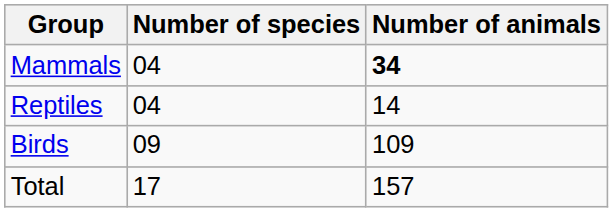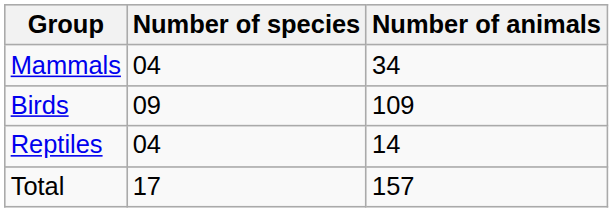(386, 65) bold -> (386, 65) normal
rows swapped: (40, 145) <-> (57, 105)
